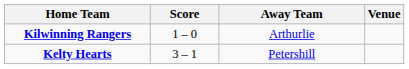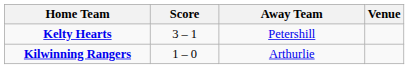rows swapped: (77, 53) <-> (77, 34)
